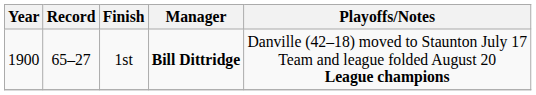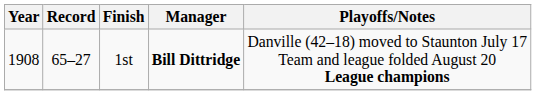(24, 59) 1900 -> (24, 59) 1908
